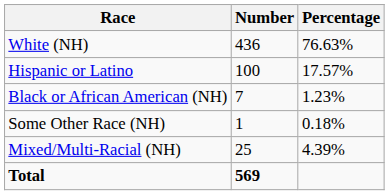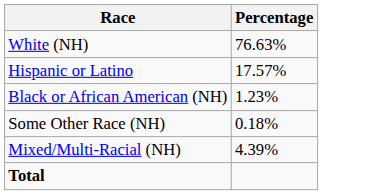- column: (265, 17)
